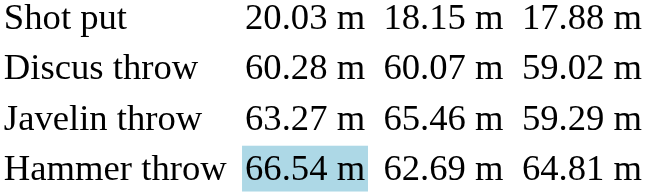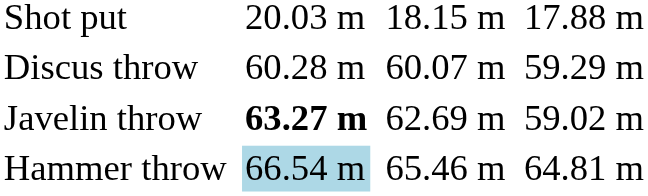(582, 67) 59.02 m -> (584, 67) 59.29 m
(305, 117) normal -> (306, 117) bold
(444, 117) 65.46 m -> (446, 117) 62.69 m
(582, 117) 59.29 m -> (584, 117) 59.02 m
(444, 167) 62.69 m -> (446, 167) 65.46 m
